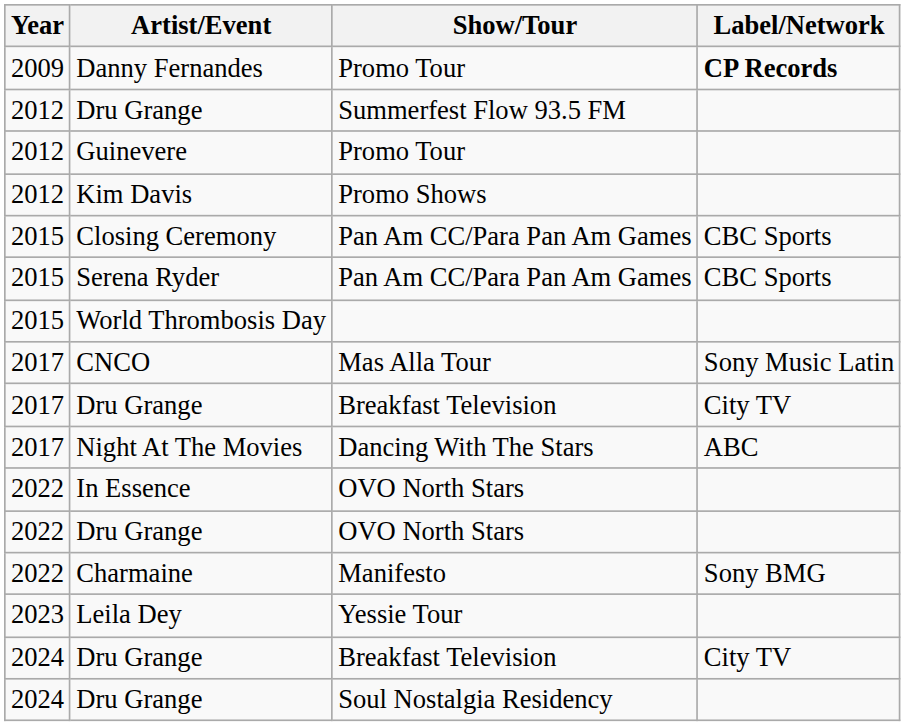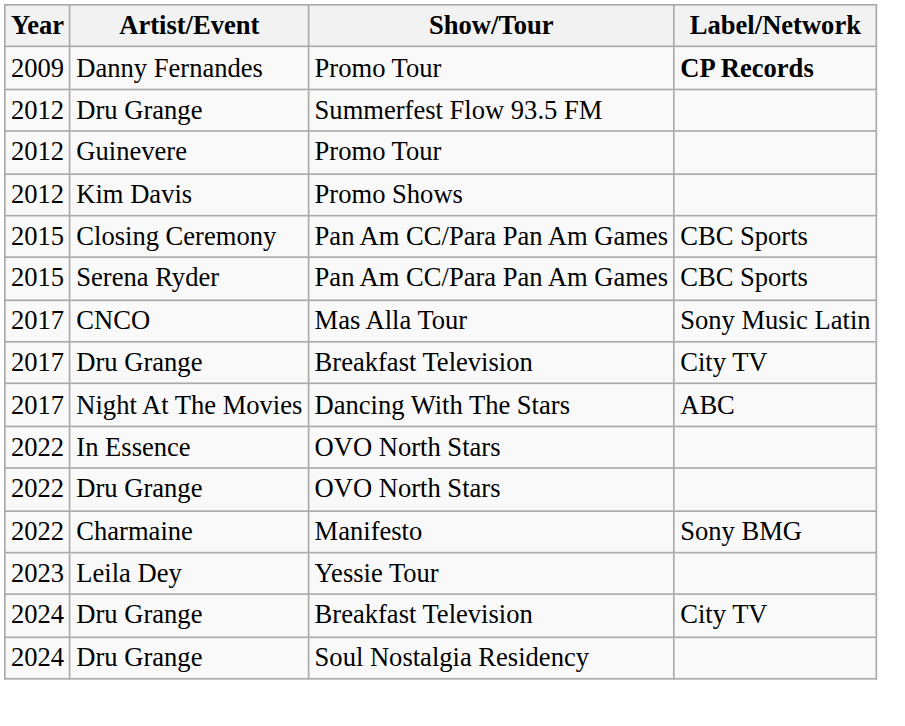- row: (201, 320)
